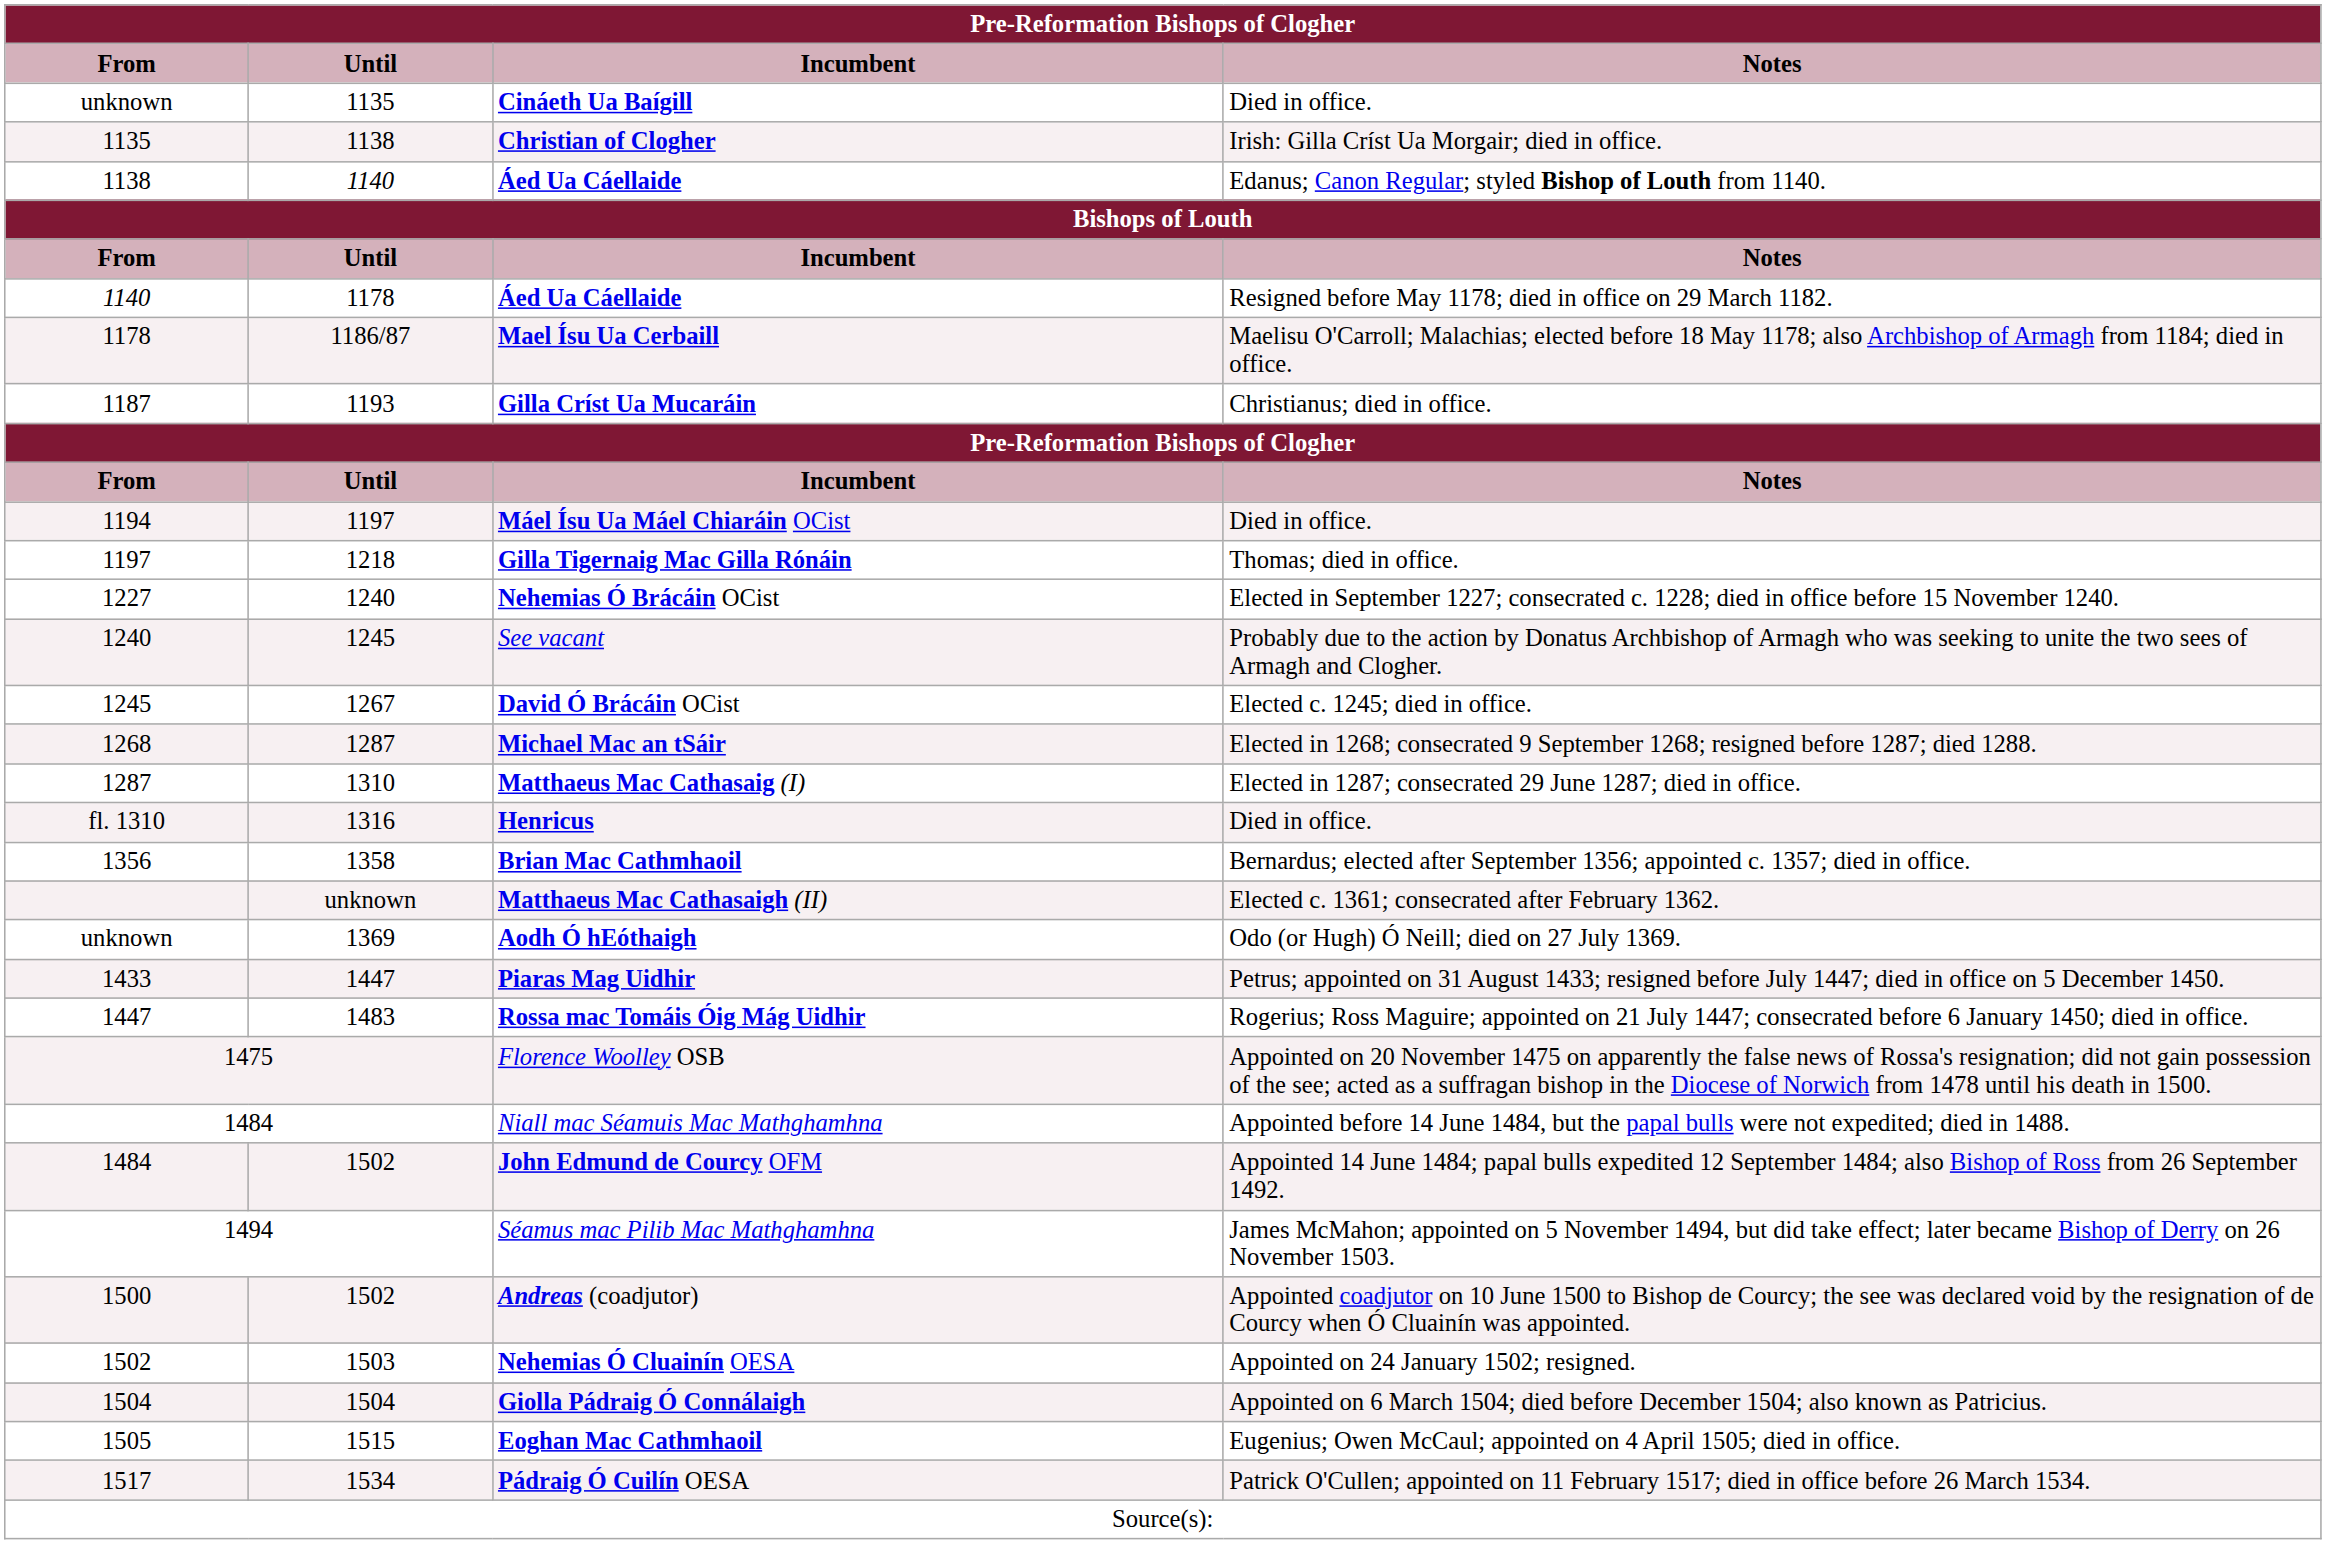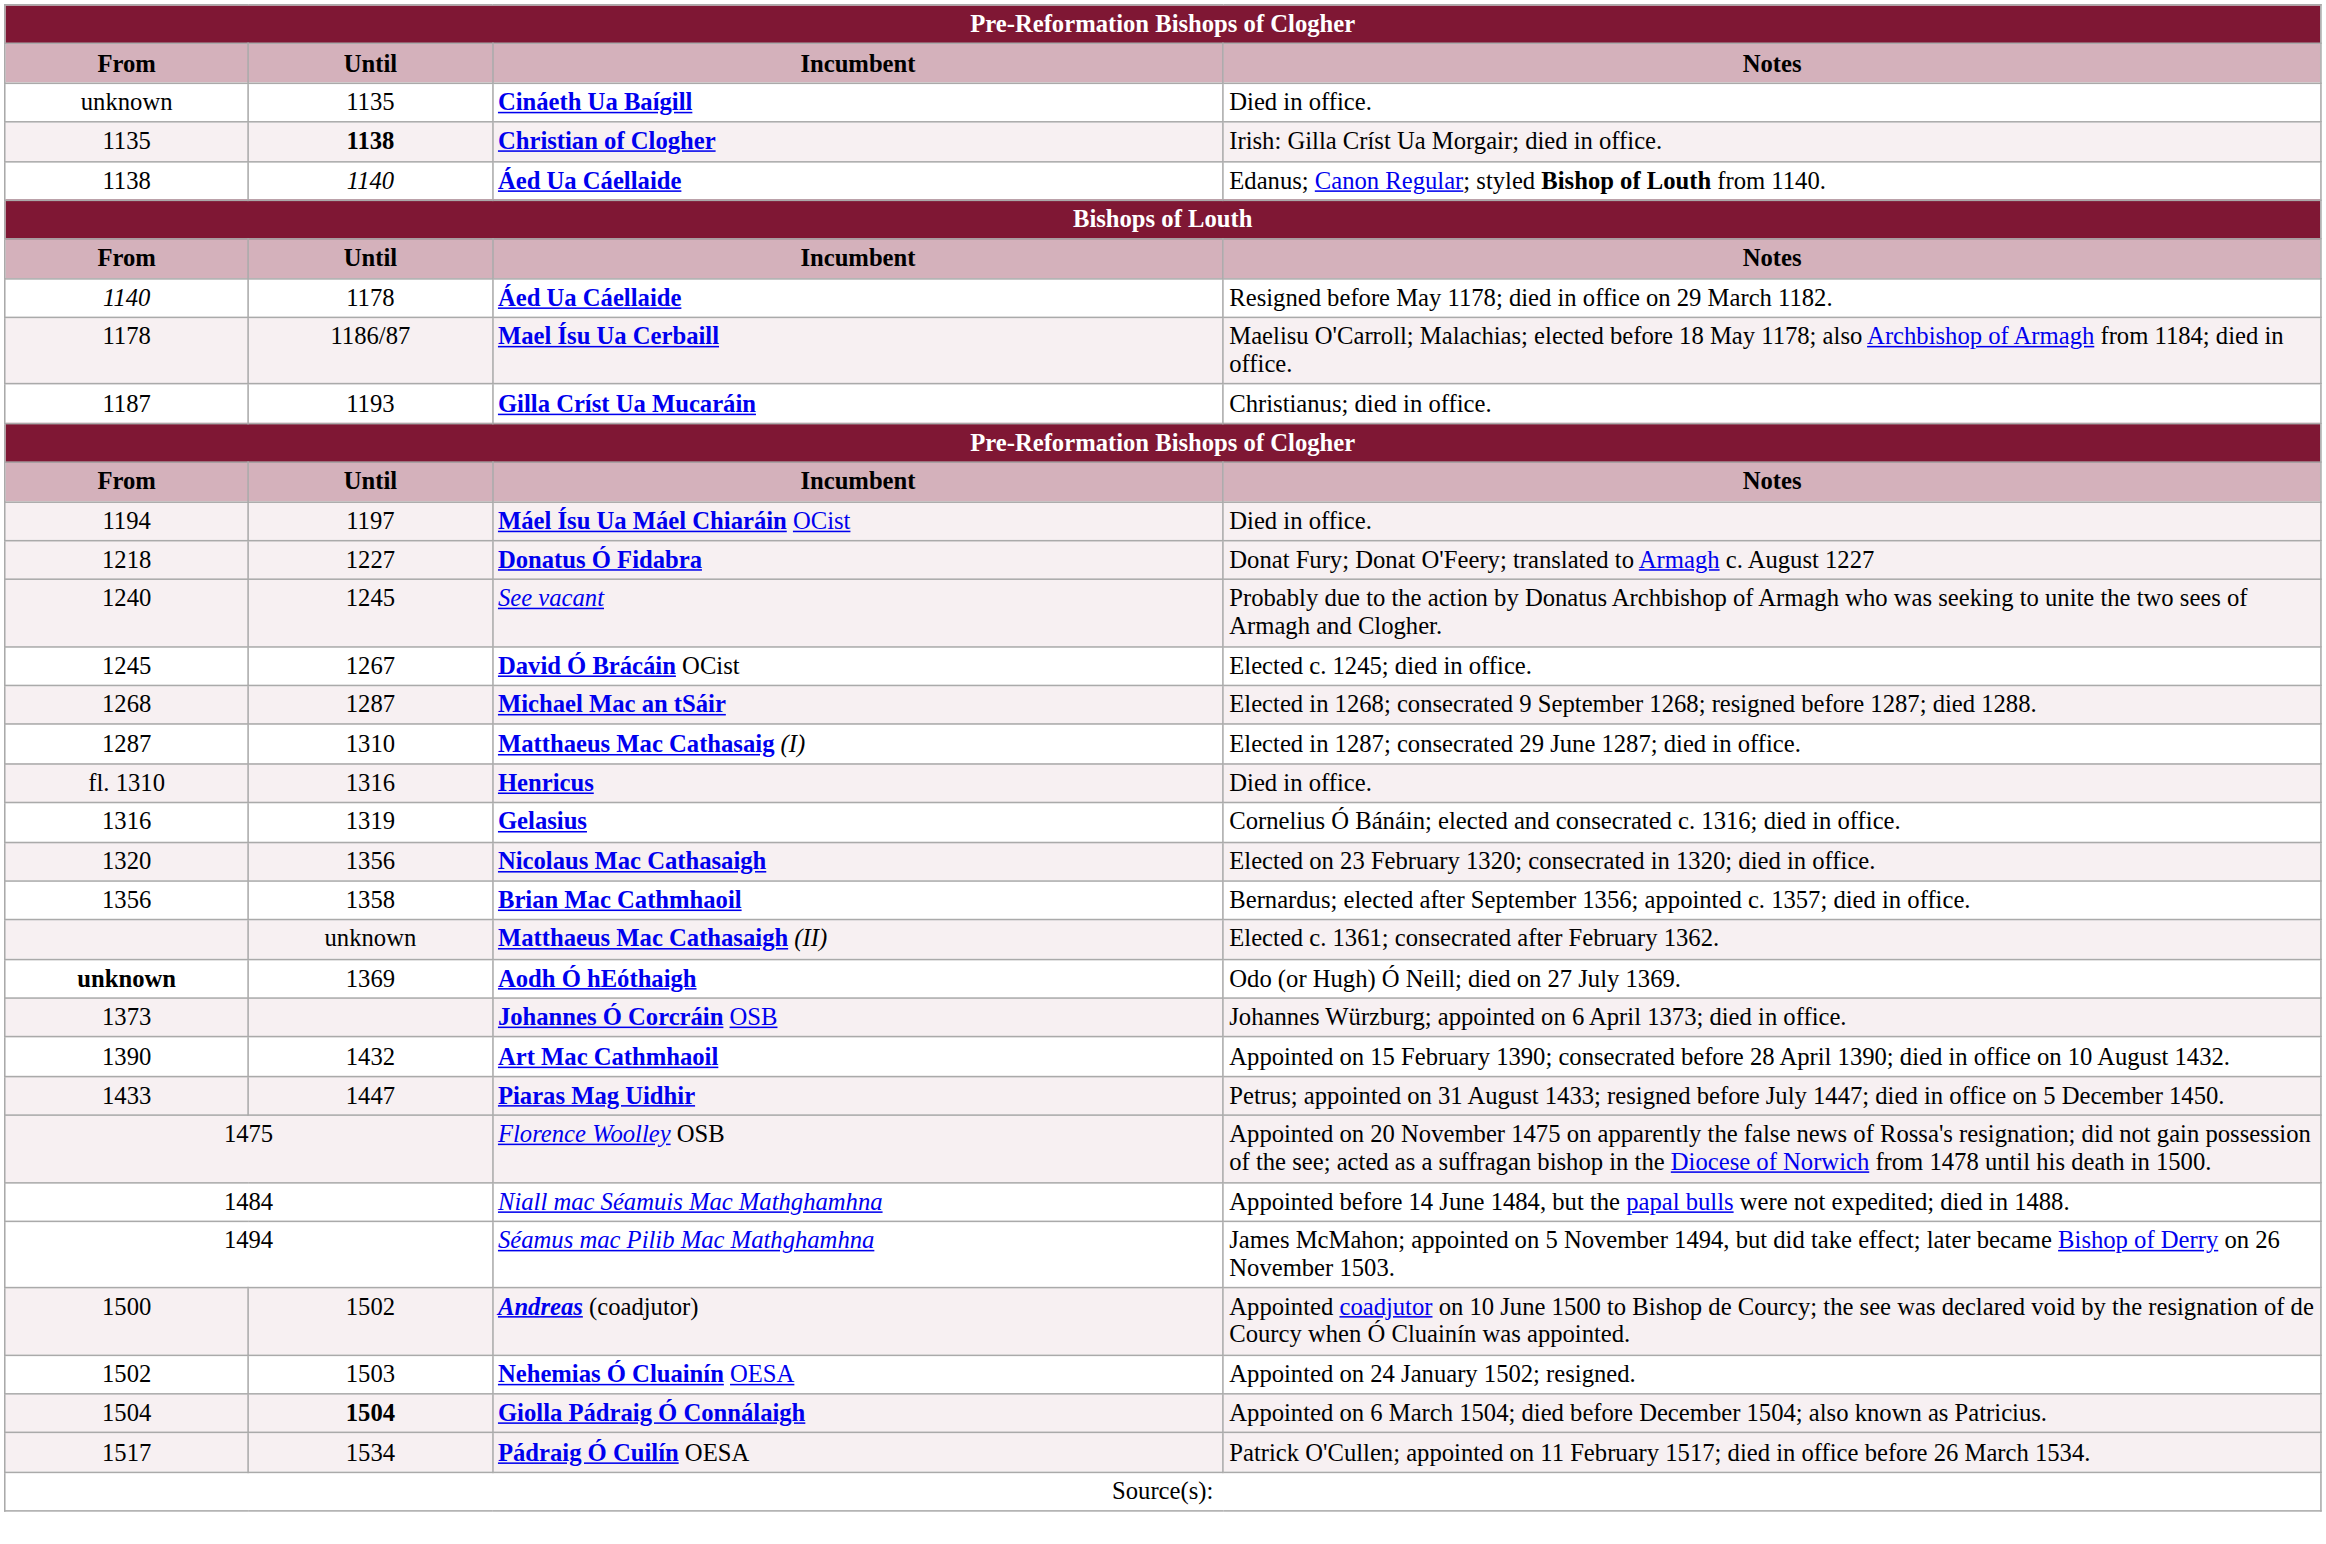(370, 141) normal -> (370, 141) bold
- row: (675, 559)
+ row: (600, 559)
- row: (639, 598)
+ row: (542, 821)
+ row: (632, 861)
(127, 939) normal -> (127, 978) bold
+ row: (638, 1017)
+ row: (608, 1056)
- row: (682, 1017)
- row: (660, 1162)
(370, 1401) normal -> (370, 1413) bold
- row: (630, 1440)
